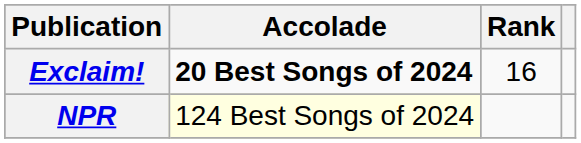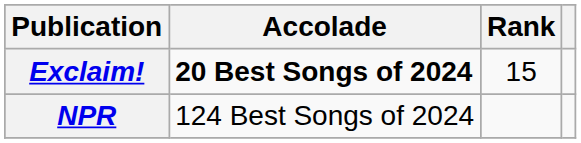(521, 71) 16 -> (521, 71) 15
(325, 115) lightyellow background -> (325, 115) no background
